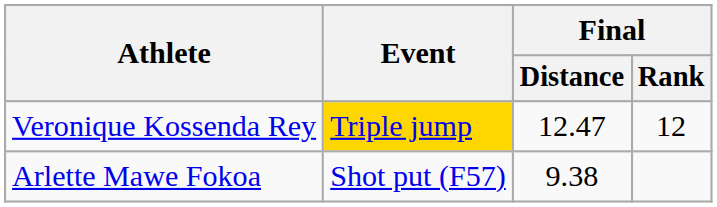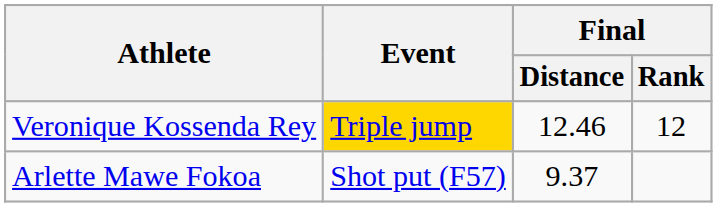(572, 126) 12.47 -> (572, 126) 12.46
(572, 175) 9.38 -> (572, 175) 9.37
